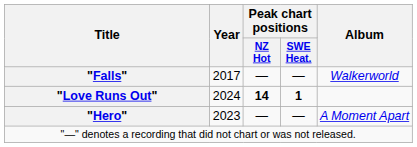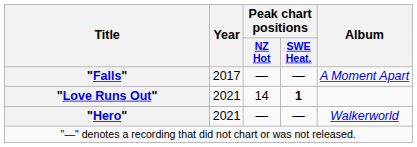(365, 76) Walkerworld -> (365, 76) A Moment Apart
(227, 96) 2024 -> (227, 96) 2021
(262, 96) bold -> (262, 96) normal
(227, 116) 2023 -> (227, 116) 2021
(365, 116) A Moment Apart -> (365, 116) Walkerworld
